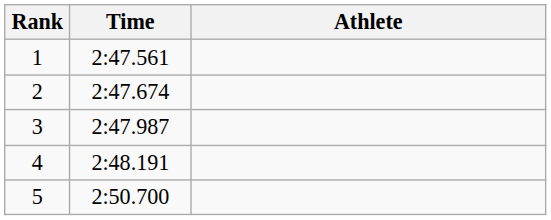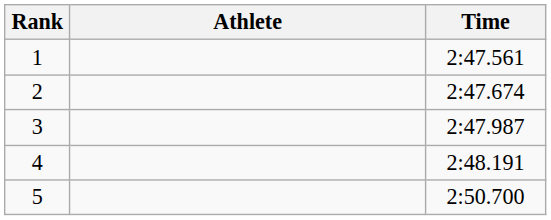columns swapped: (368, 22) <-> (130, 22)
